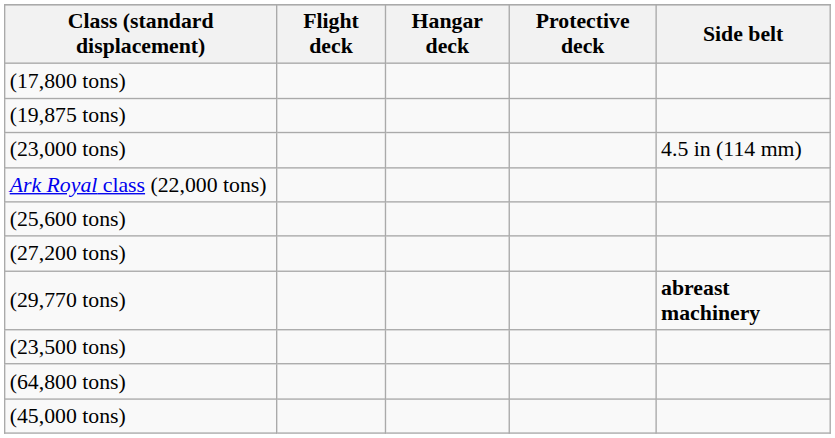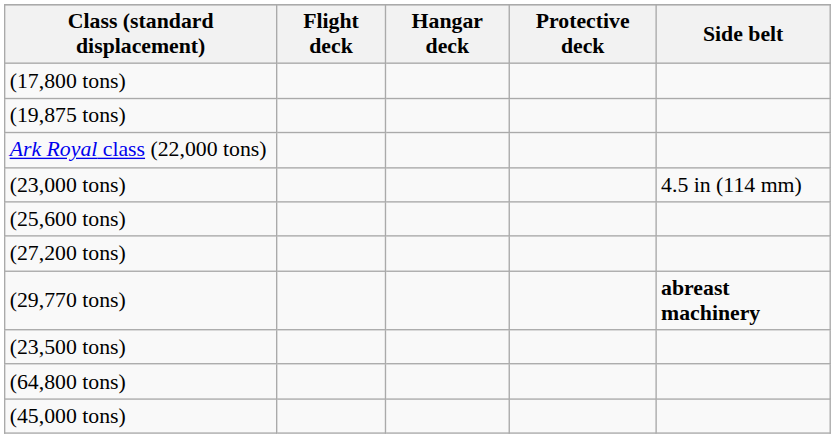rows swapped: (138, 184) <-> (68, 149)
